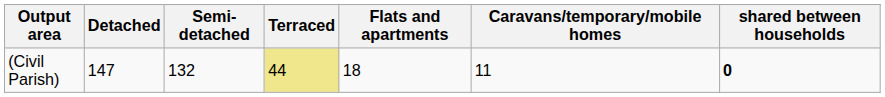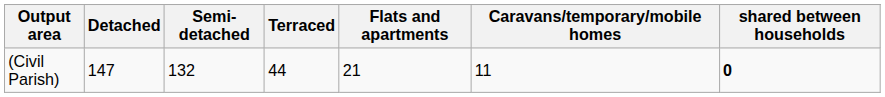(277, 70) khaki background -> (277, 70) no background
(352, 70) 18 -> (352, 70) 21
